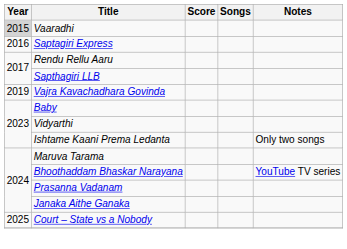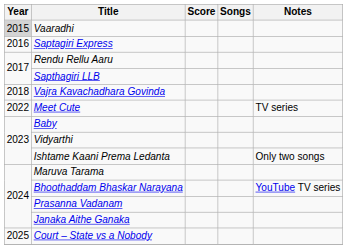(18, 92) 2019 -> (18, 92) 2018
+ row: (57, 108)
